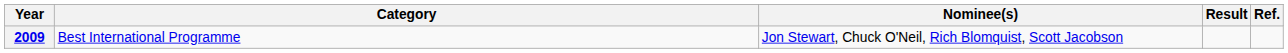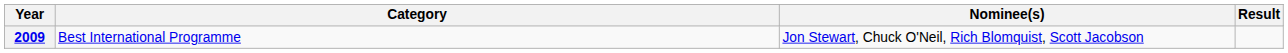- column: (1267, 15)
